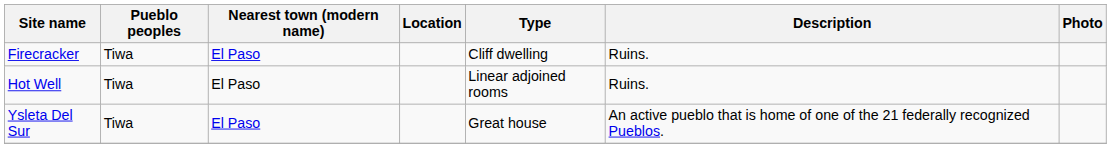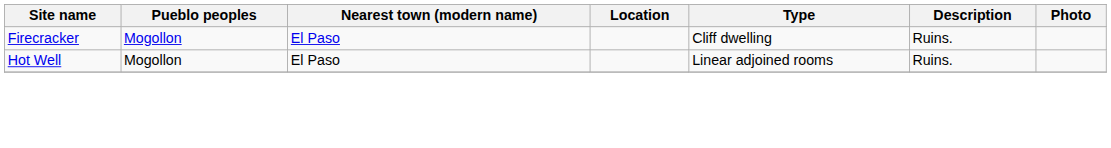(118, 54) Tiwa -> (153, 38) Mogollon
(118, 84) Tiwa -> (153, 60) Mogollon
- row: (40, 123)
